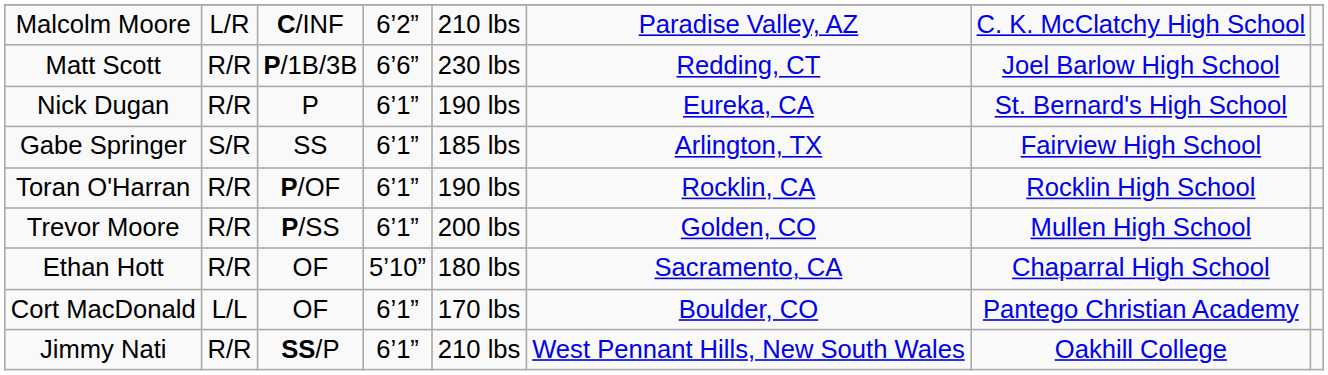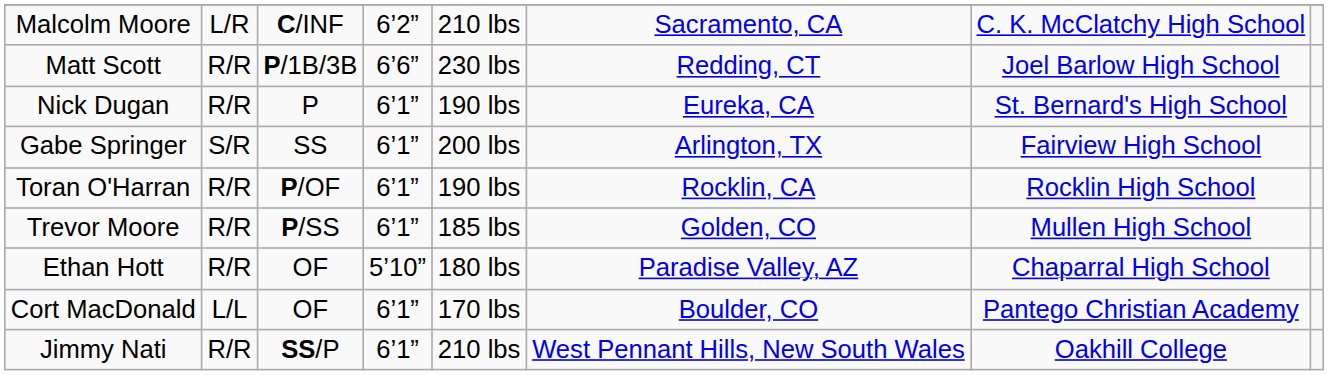(748, 24) Paradise Valley, AZ -> (748, 24) Sacramento, CA
(479, 146) 185 lbs -> (479, 146) 200 lbs
(479, 227) 200 lbs -> (479, 227) 185 lbs
(748, 268) Sacramento, CA -> (748, 268) Paradise Valley, AZ
